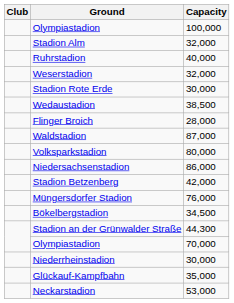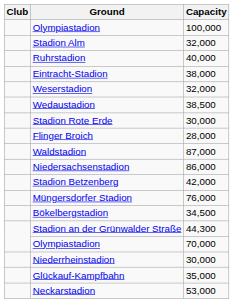+ row: (70, 74)
rows swapped: (73, 89) <-> (64, 105)
- row: (70, 151)
